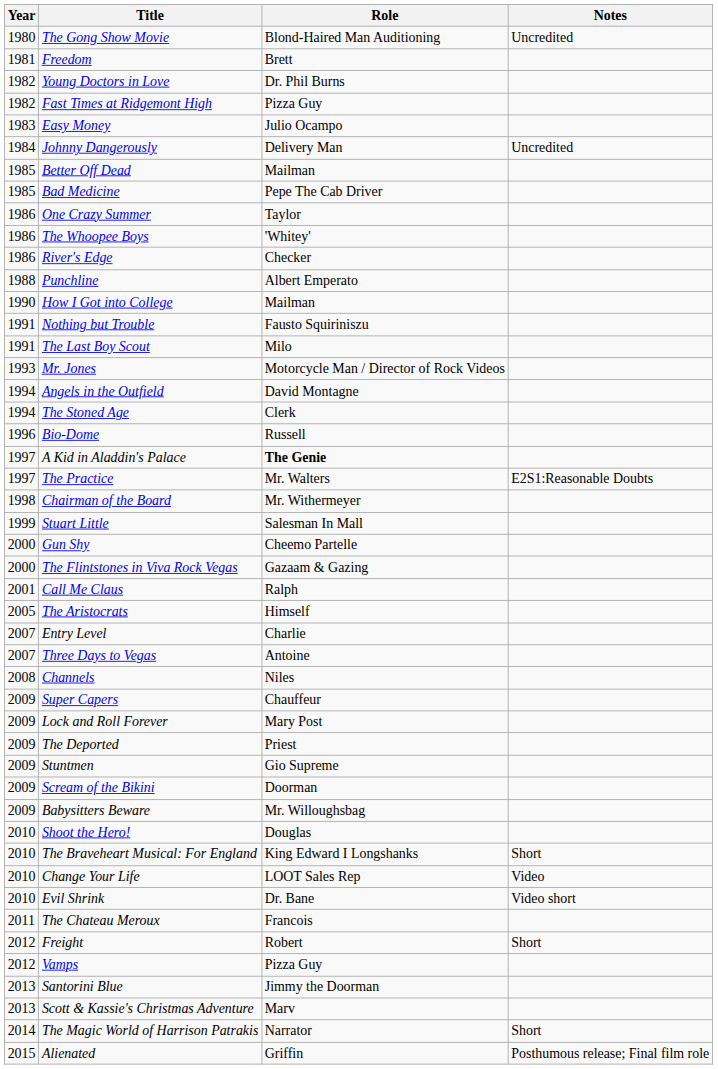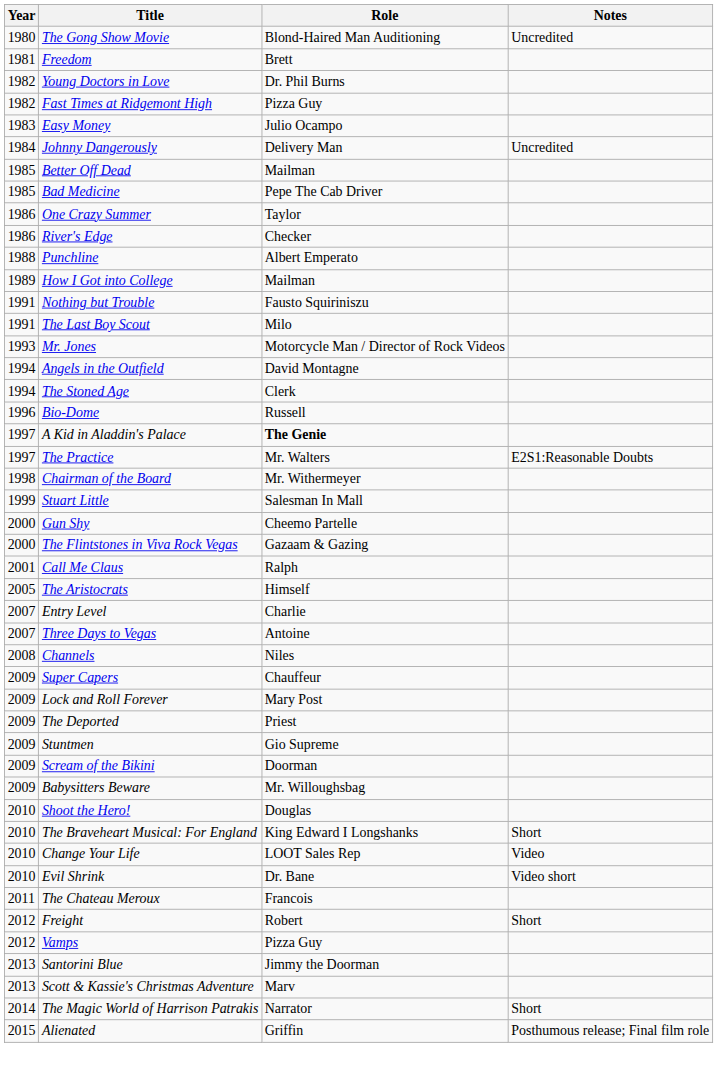- row: (95, 236)
(22, 302) 1990 -> (22, 280) 1989
